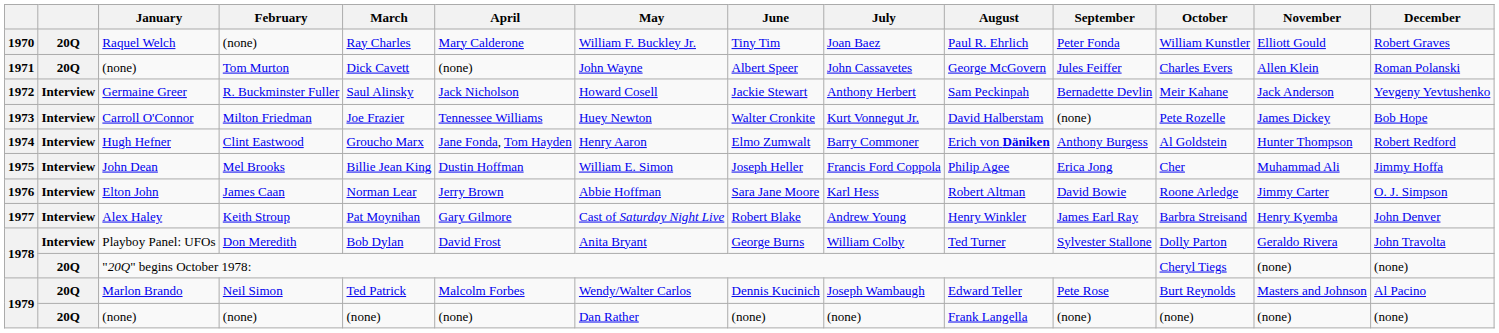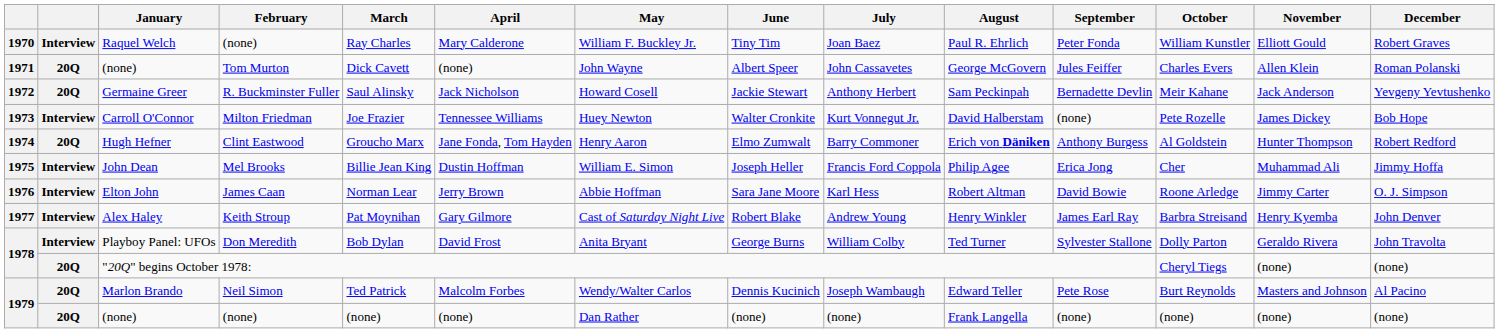(68, 42) 20Q -> (68, 42) Interview
(68, 92) Interview -> (68, 92) 20Q
(68, 142) Interview -> (68, 142) 20Q
